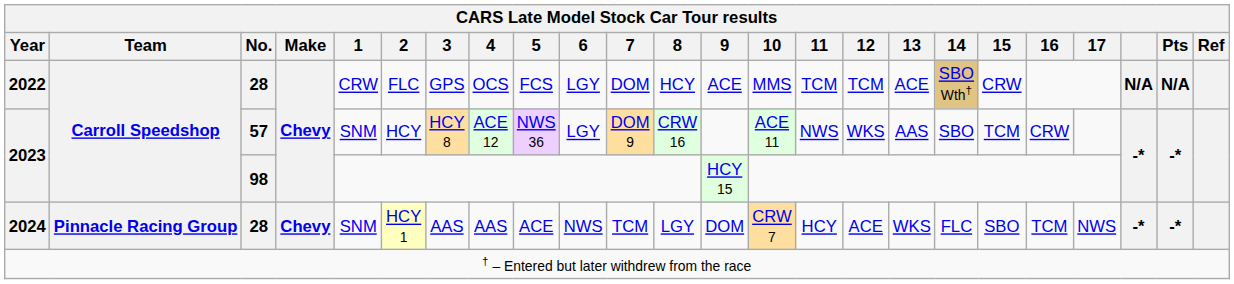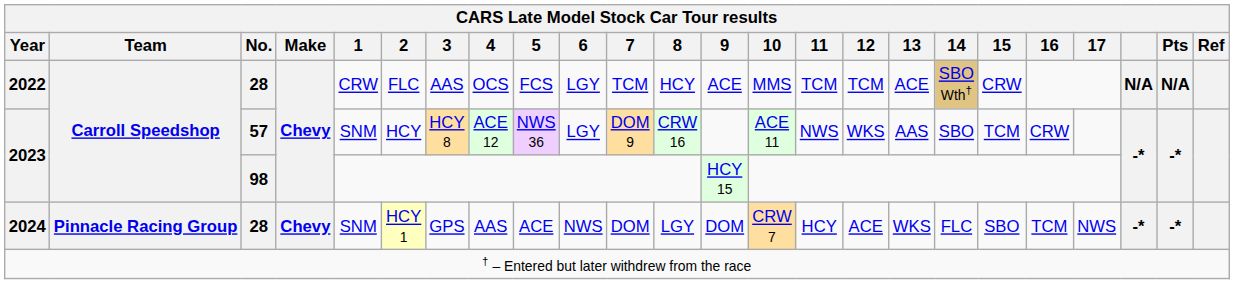(447, 84) GPS -> (447, 84) AAS
(630, 84) DOM -> (630, 84) TCM
(447, 226) AAS -> (447, 226) GPS
(630, 226) TCM -> (630, 226) DOM
